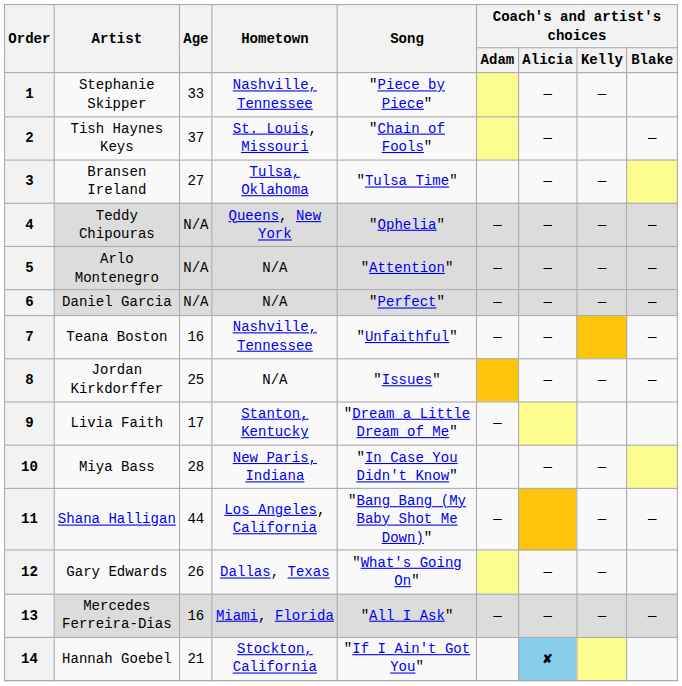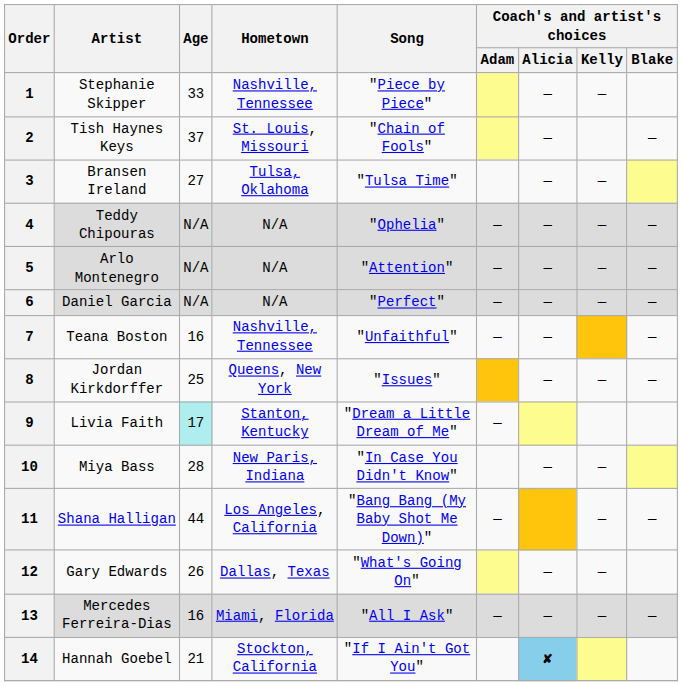(275, 225) Queens, New York -> (275, 225) N/A
(275, 380) N/A -> (275, 380) Queens, New York
(196, 424) no background -> (196, 424) paleturquoise background
